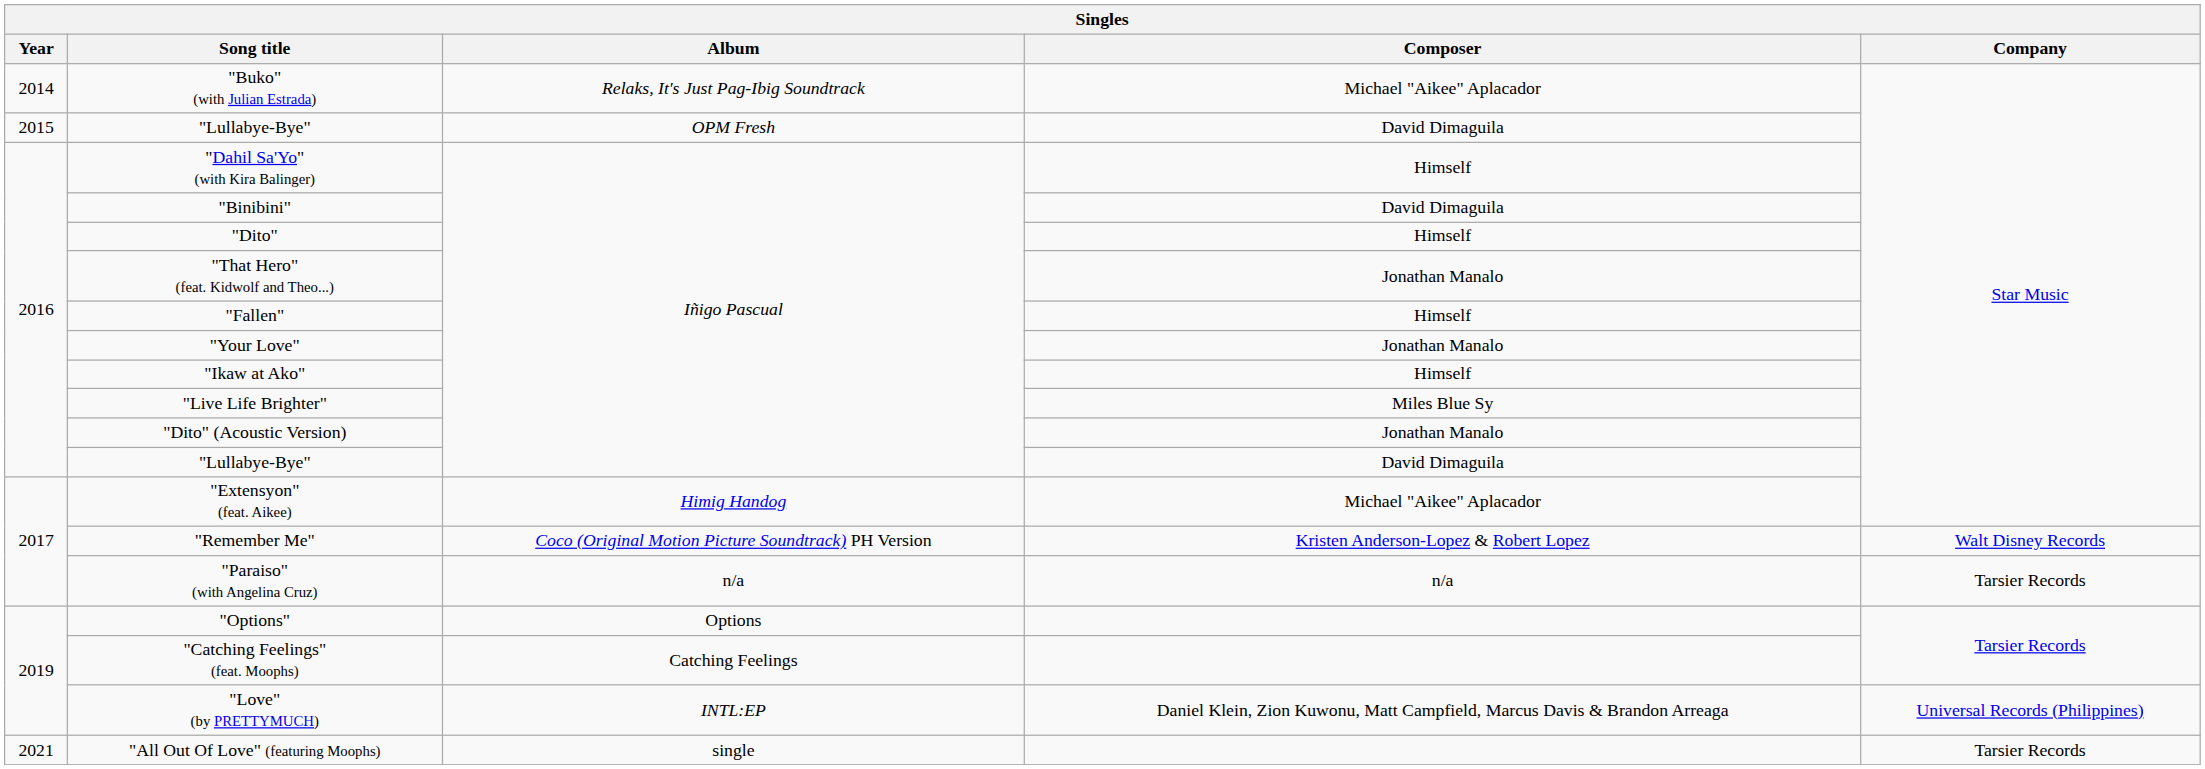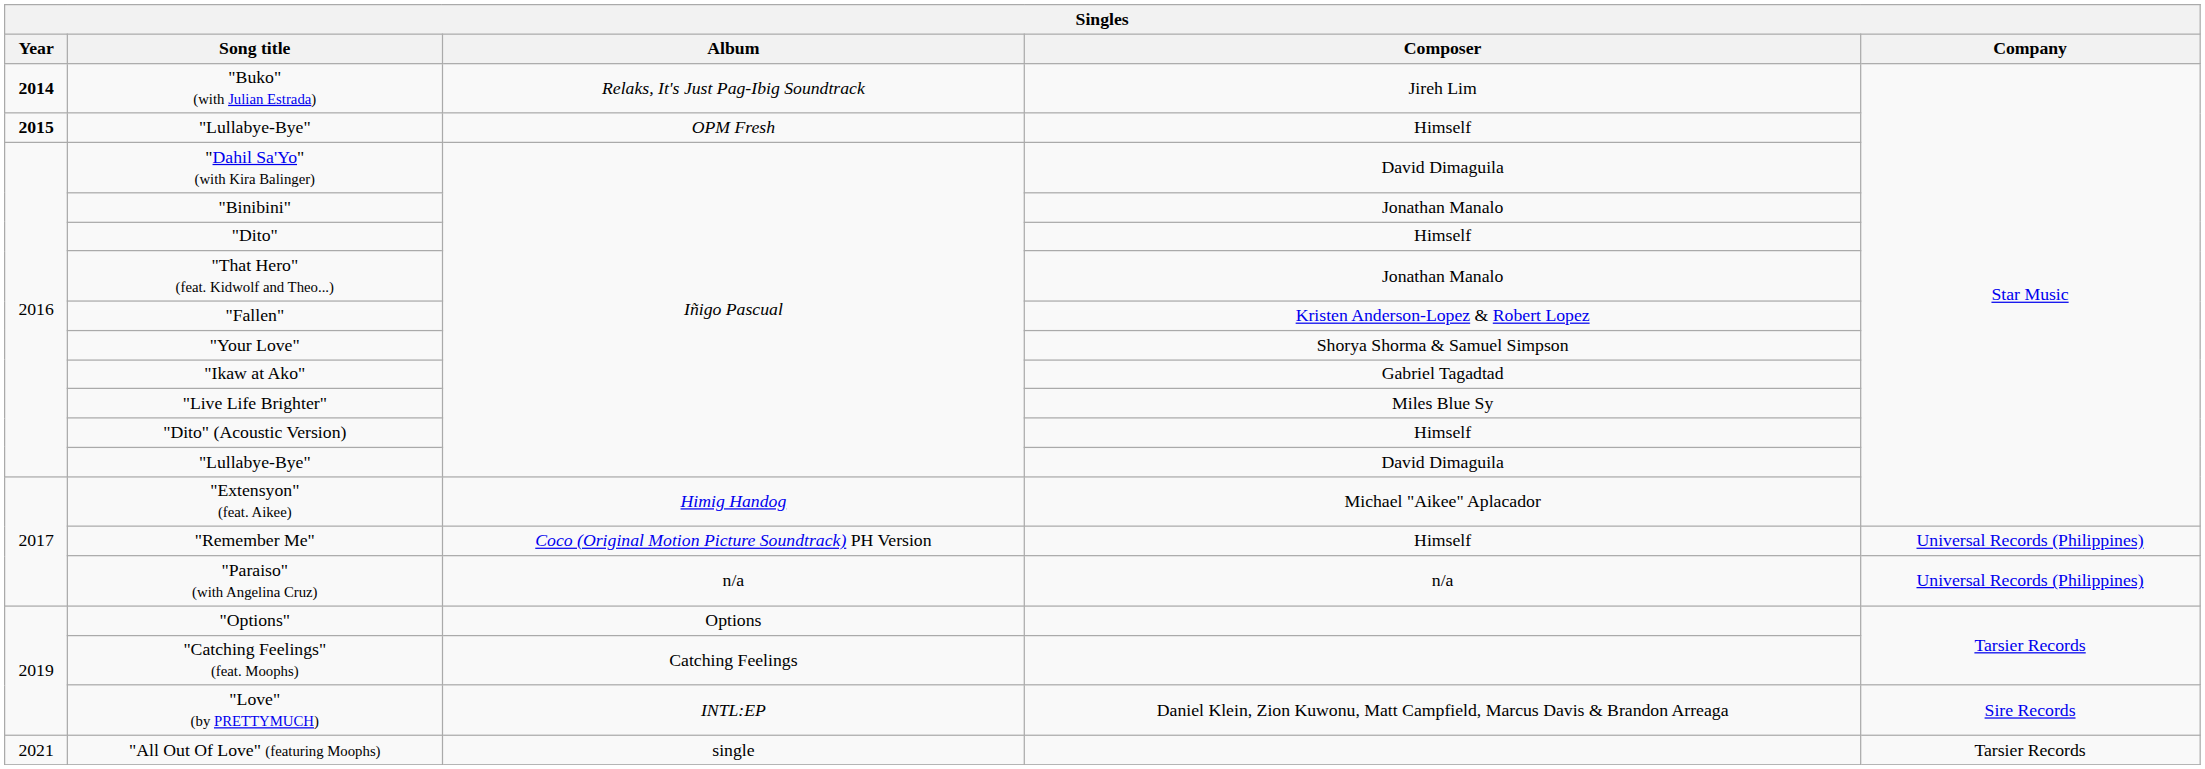(36, 88) normal -> (36, 88) bold
(1443, 88) Michael "Aikee" Aplacador -> (1443, 88) Jireh Lim
(36, 128) normal -> (36, 128) bold
(1443, 128) David Dimaguila -> (1443, 128) Himself
(1443, 167) Himself -> (1443, 167) David Dimaguila
(1443, 207) David Dimaguila -> (1443, 207) Jonathan Manalo
(1443, 315) Himself -> (1443, 315) Kristen Anderson-Lopez & Robert Lopez
(1443, 345) Jonathan Manalo -> (1443, 345) Shorya Shorma & Samuel Simpson
(1443, 374) Himself -> (1443, 374) Gabriel Tagadtad
(1443, 432) Jonathan Manalo -> (1443, 432) Himself
(1443, 541) Kristen Anderson-Lopez & Robert Lopez -> (1443, 541) Himself
(2030, 541) Walt Disney Records -> (2030, 541) Universal Records (Philippines)
(2030, 580) Tarsier Records -> (2030, 580) Universal Records (Philippines)
(2030, 710) Universal Records (Philippines) -> (2030, 710) Sire Records
